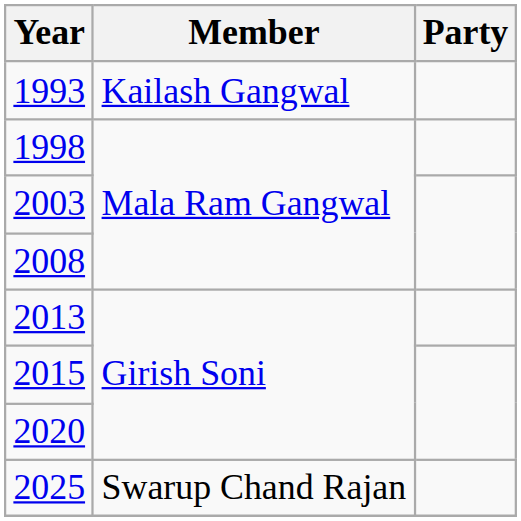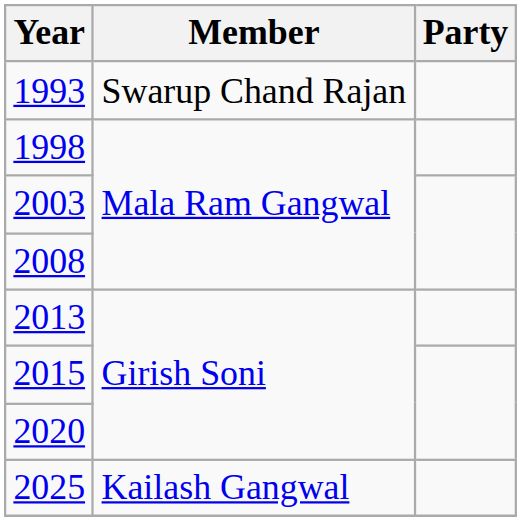(225, 89) Kailash Gangwal -> (254, 89) Swarup Chand Rajan
(254, 487) Swarup Chand Rajan -> (225, 487) Kailash Gangwal
